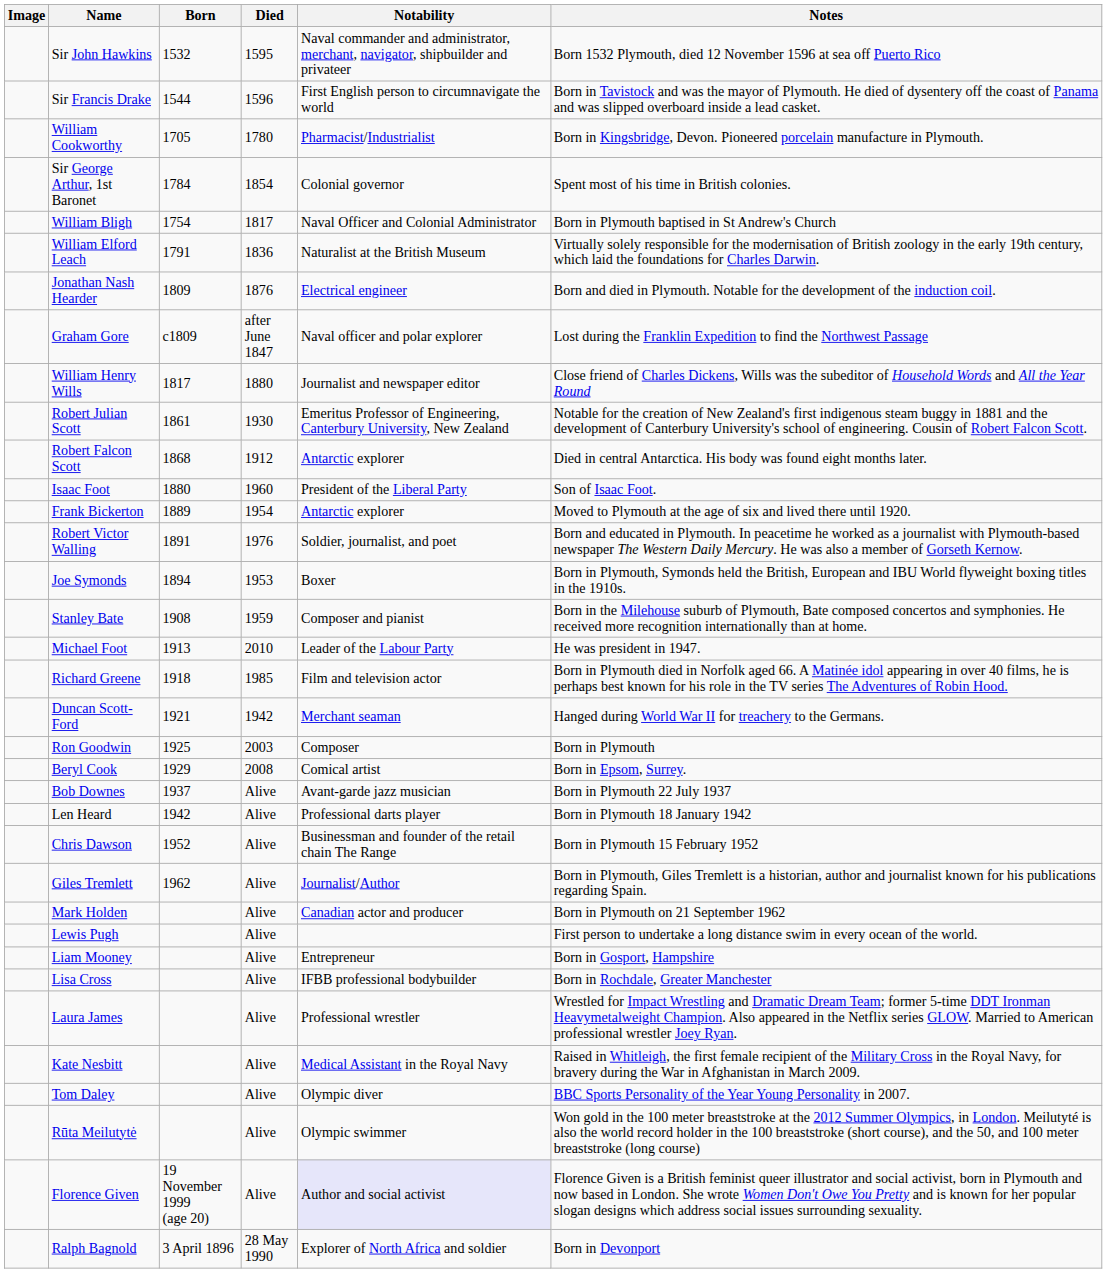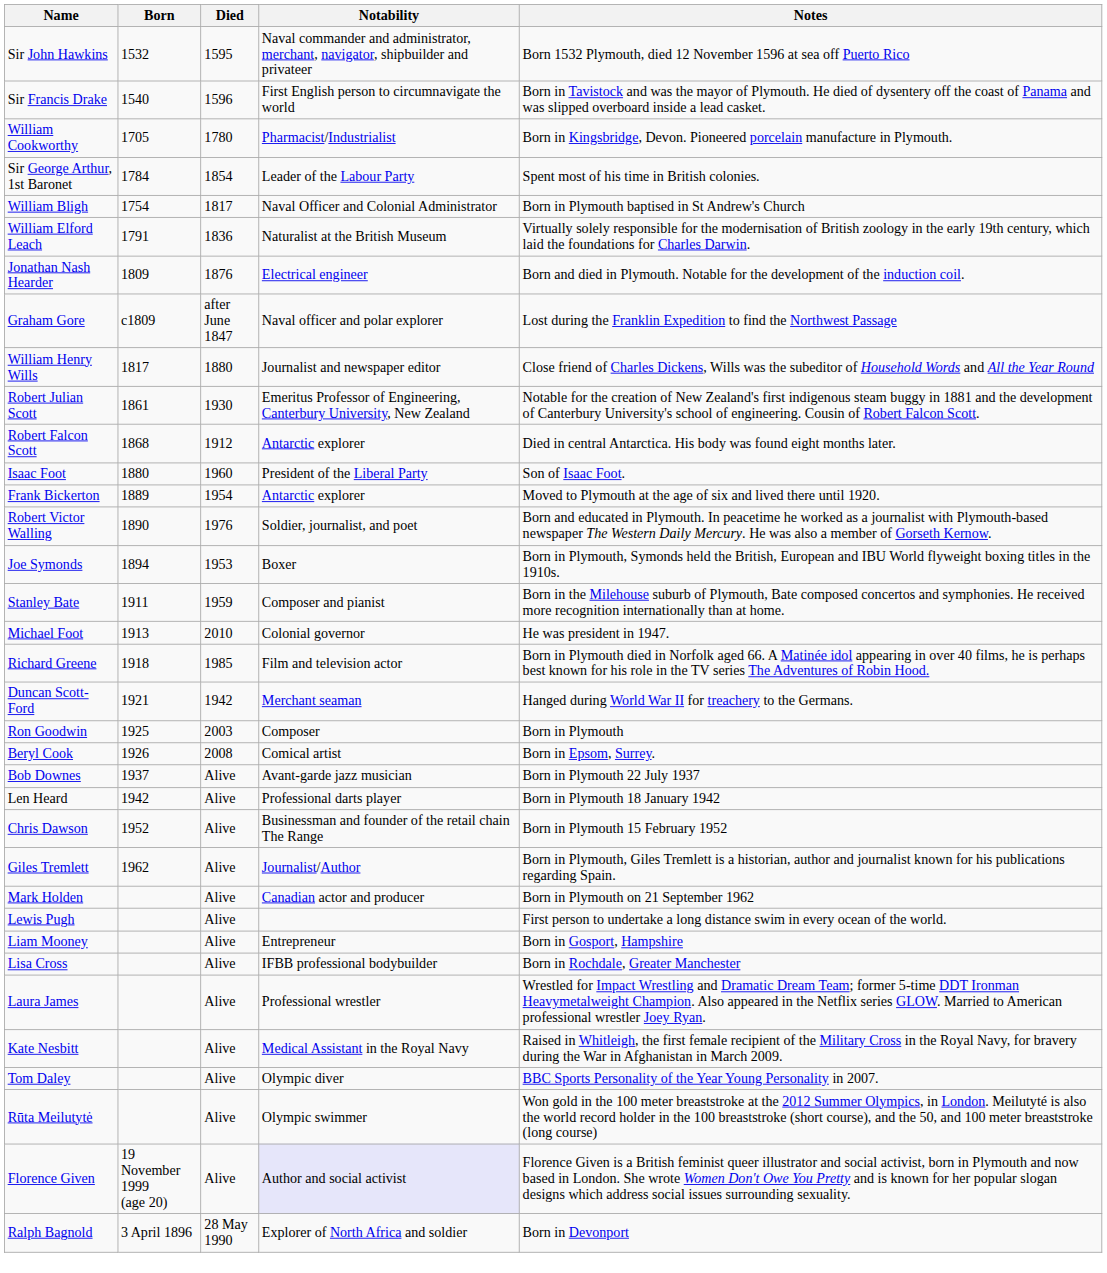- column: (26, 15)
(177, 99) 1544 -> (135, 99) 1540
(352, 184) Colonial governor -> (338, 176) Leader of the Labour Party
(177, 542) 1891 -> (135, 526) 1890
(177, 618) 1908 -> (135, 602) 1911
(377, 648) Leader of the Labour Party -> (313, 632) Colonial governor
(177, 769) 1929 -> (135, 753) 1926
